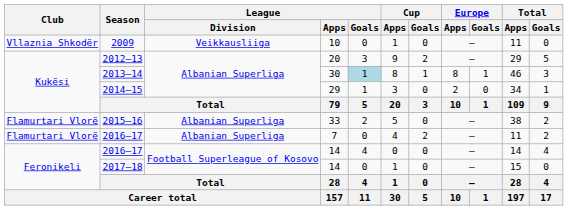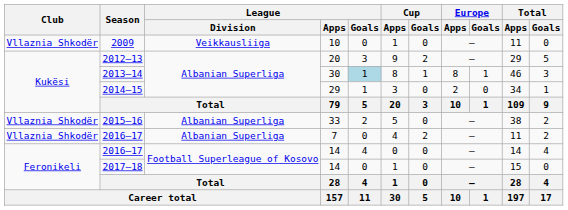(52, 120) Flamurtari Vlorë -> (52, 120) Vllaznia Shkodër
(52, 136) Flamurtari Vlorë -> (52, 136) Vllaznia Shkodër
